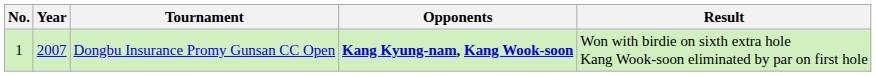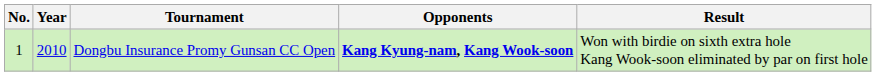(52, 50) 2007 -> (52, 50) 2010
